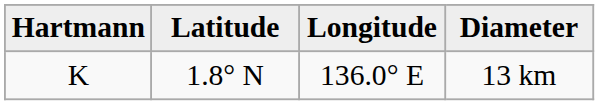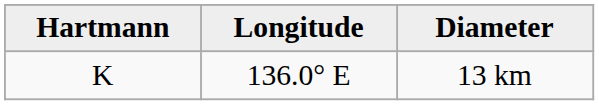- column: (225, 27)
